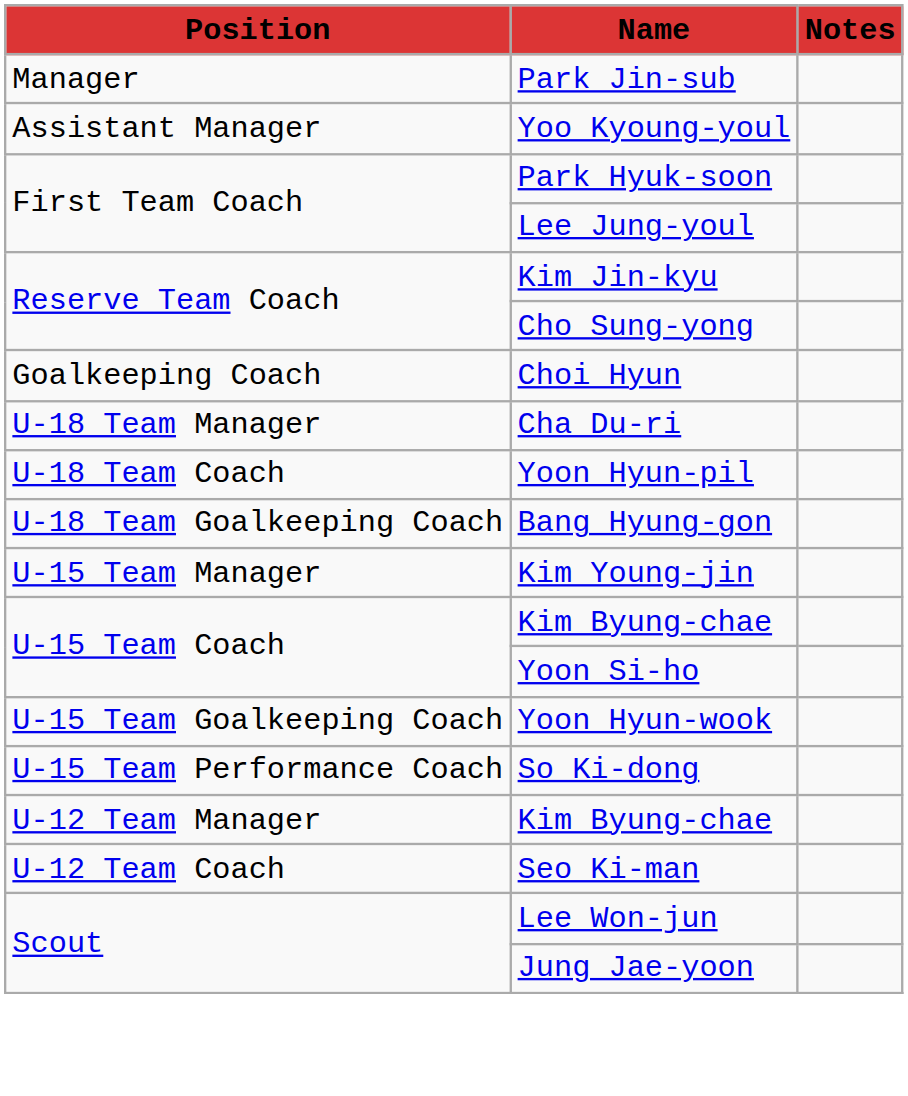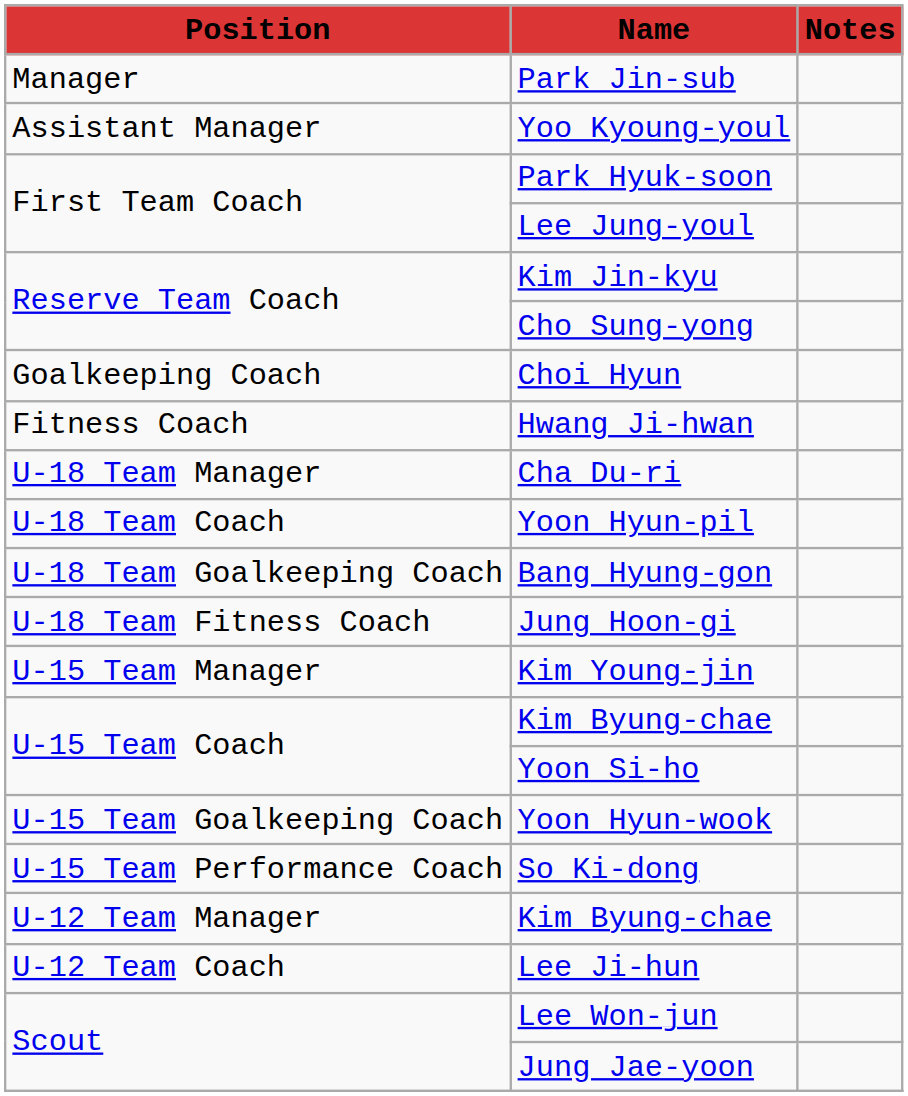+ row: (131, 425)
+ row: (221, 622)
- row: (149, 869)
+ row: (149, 968)
